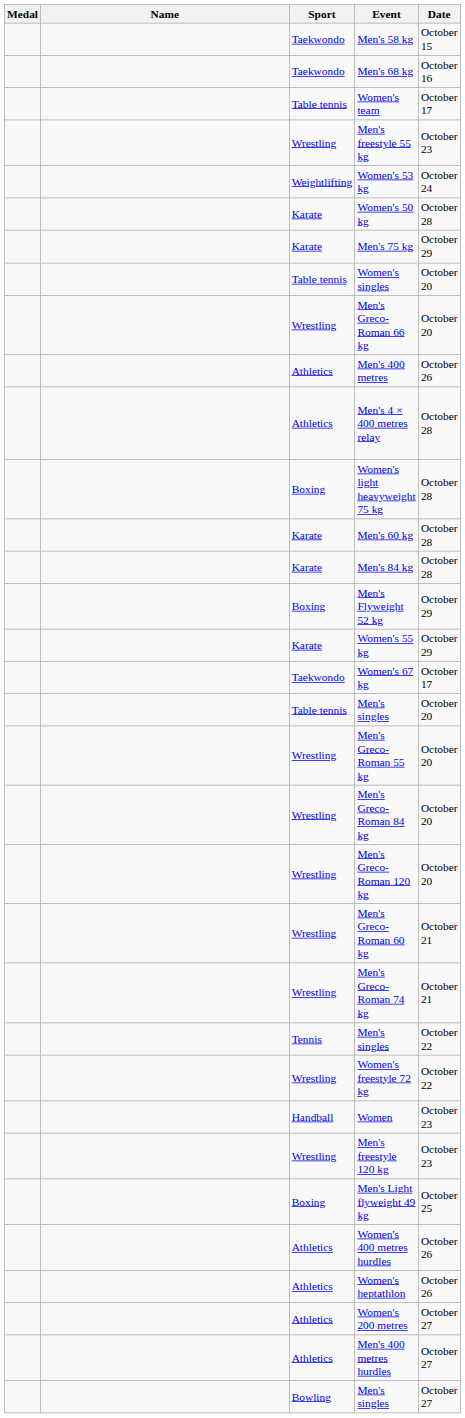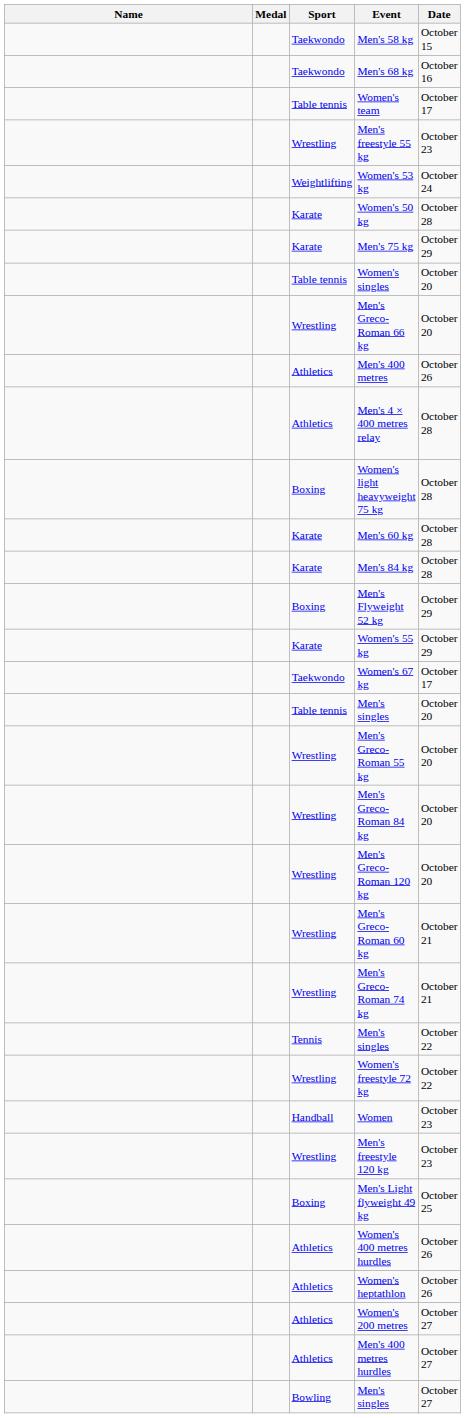columns swapped: (23, 14) <-> (165, 14)
